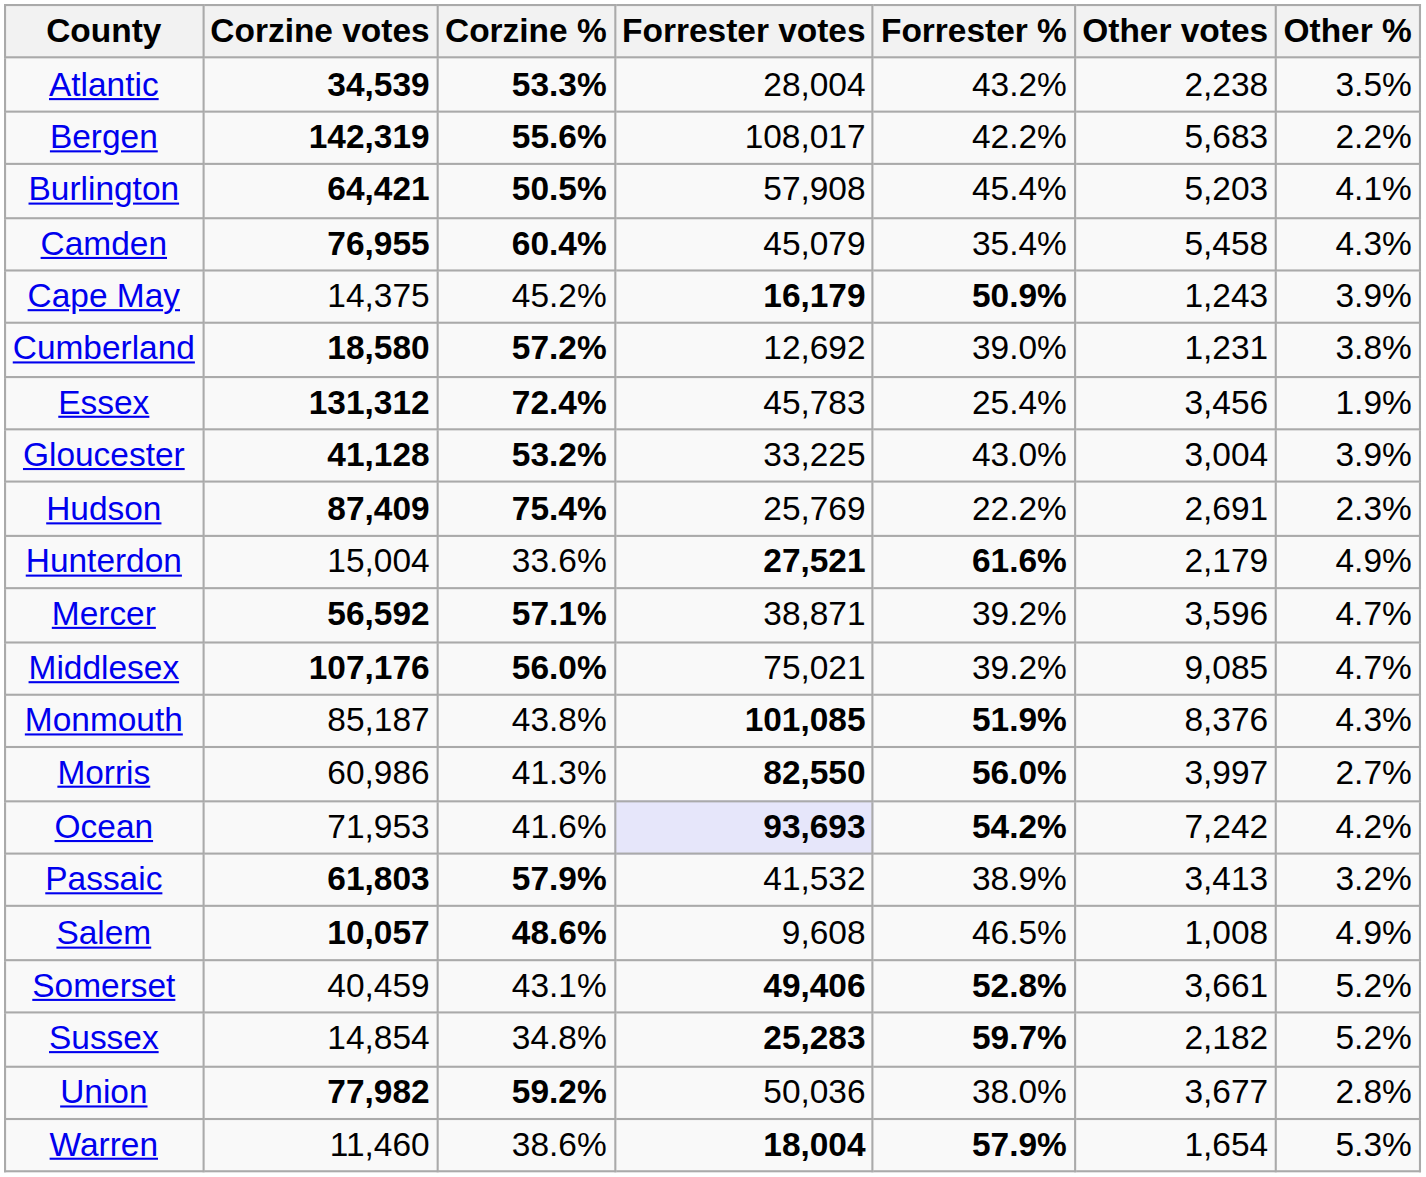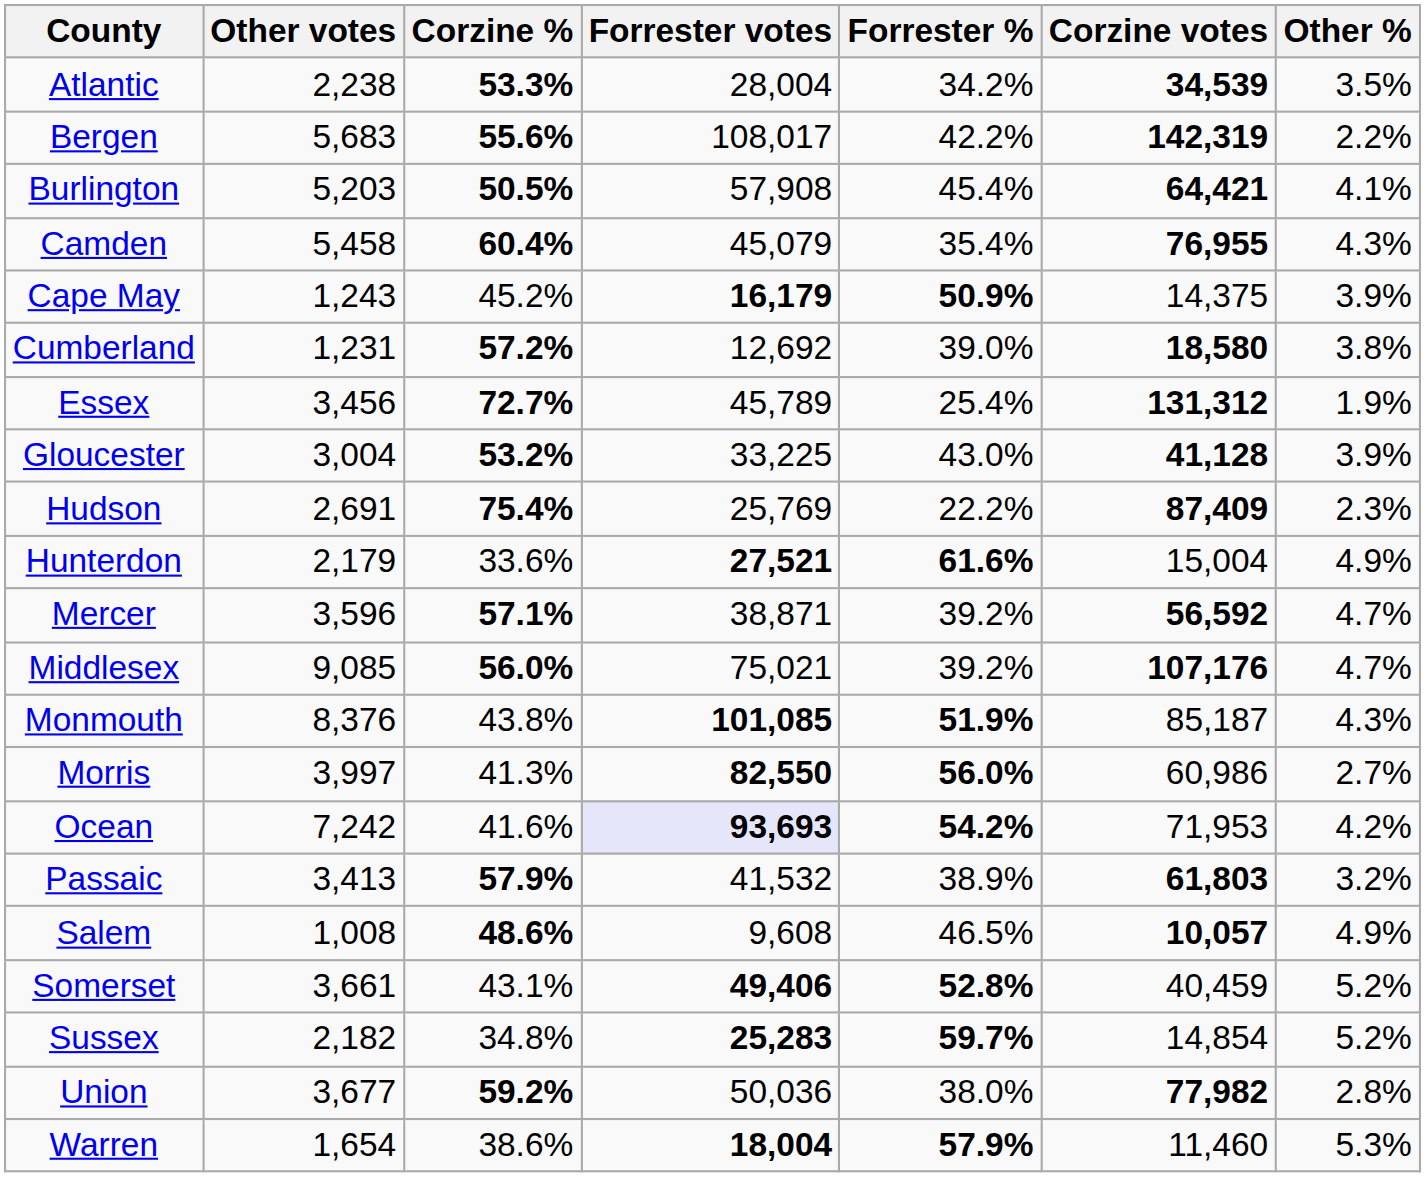columns swapped: (320, 31) <-> (1175, 31)
(1019, 84) 43.2% -> (986, 84) 34.2%
(559, 402) 72.4% -> (526, 402) 72.7%
(814, 402) 45,783 -> (781, 402) 45,789
